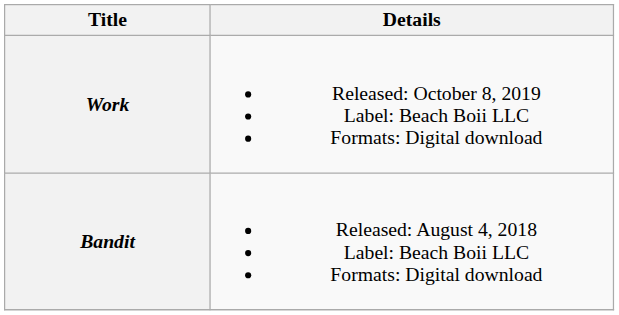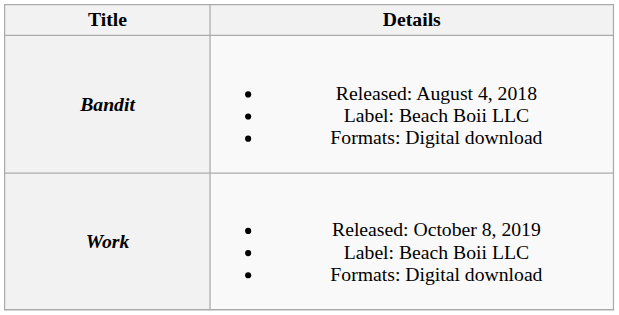rows swapped: (108, 241) <-> (108, 104)
